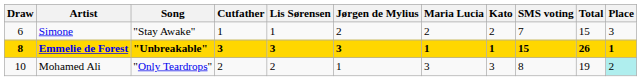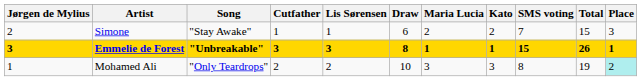columns swapped: (20, 13) <-> (377, 13)
